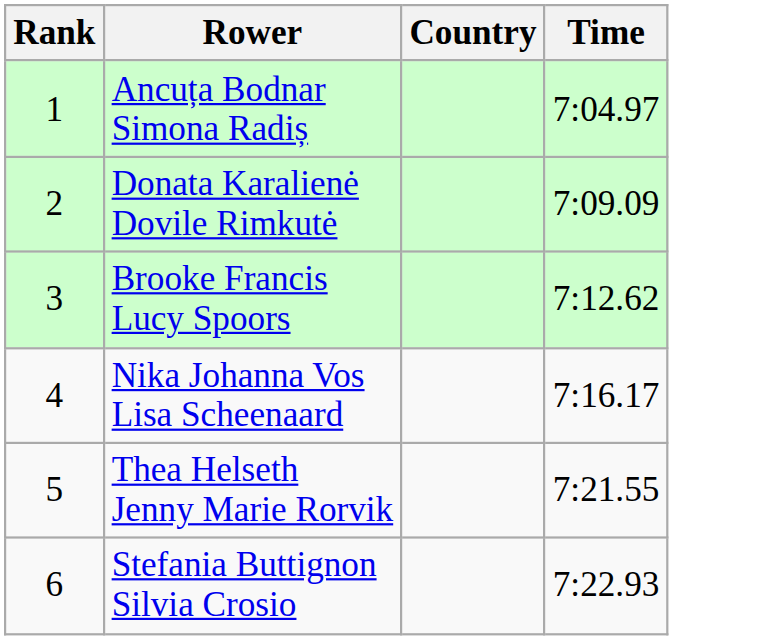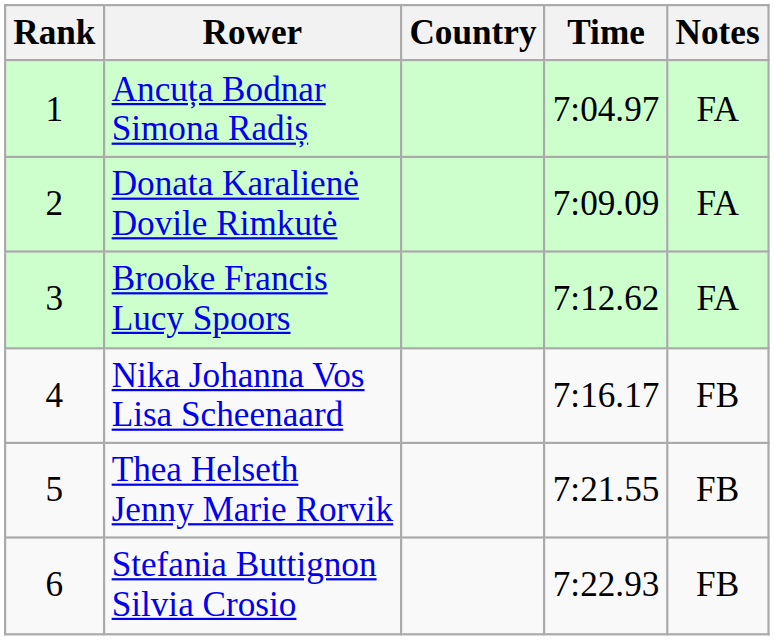+ column: (718, 32)
